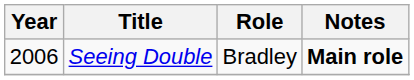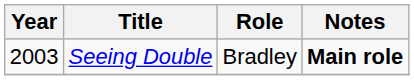(34, 56) 2006 -> (34, 56) 2003
